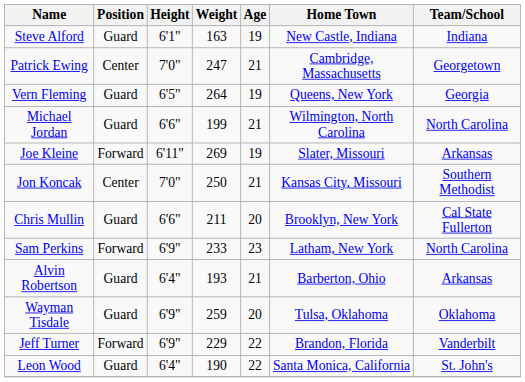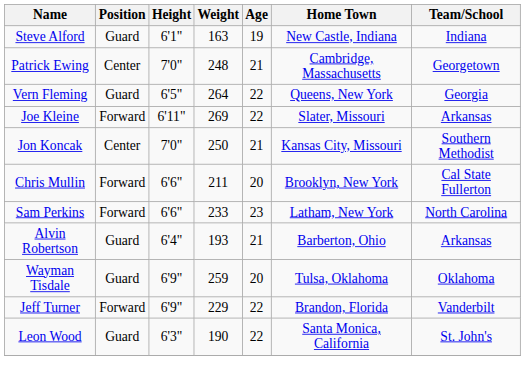(217, 66) 247 -> (218, 66) 248
(255, 95) 19 -> (257, 95) 22
- row: (49, 124)
(255, 153) 19 -> (257, 116) 22
(121, 219) Guard -> (122, 182) Forward
(170, 249) 6'9" -> (172, 212) 6'6"
(170, 365) 6'4" -> (172, 336) 6'3"
